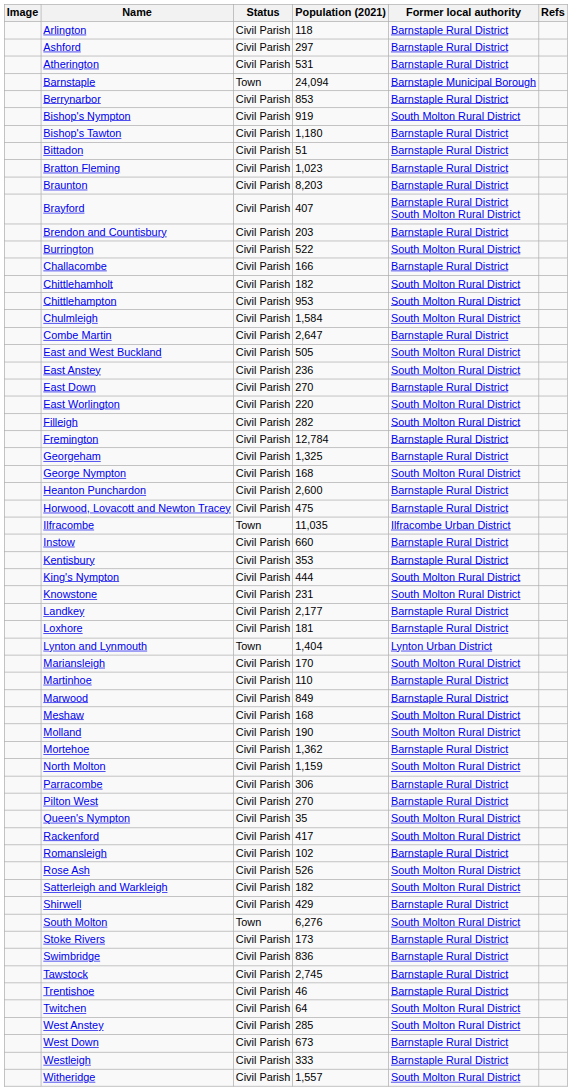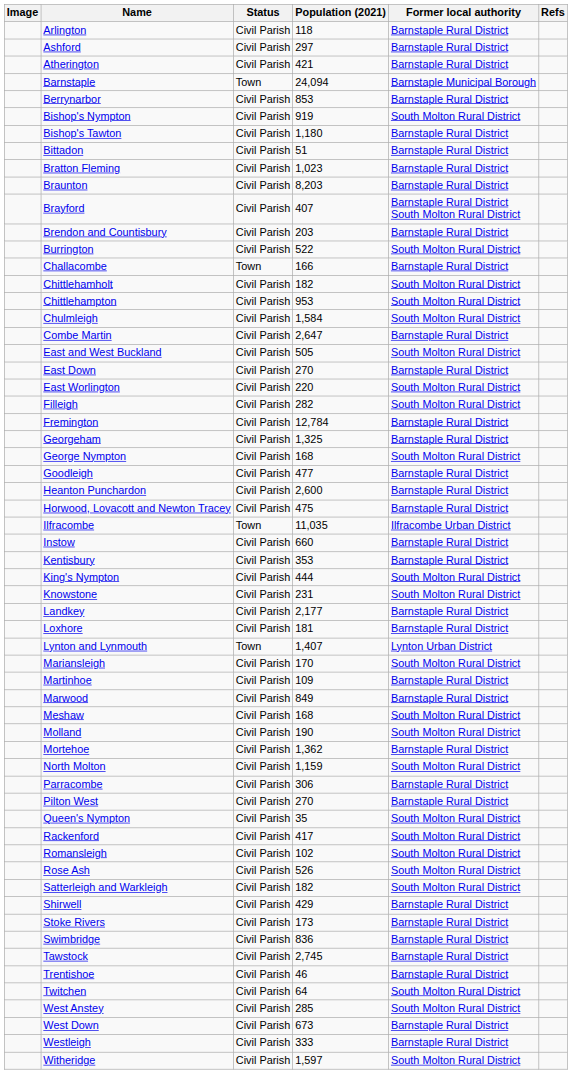(304, 64) 531 -> (304, 64) 421
(263, 266) Civil Parish -> (249, 266) Town
- row: (72, 370)
+ row: (68, 473)
(309, 646) 1,404 -> (309, 646) 1,407
(304, 681) 110 -> (304, 681) 109
(450, 853) Barnstaple Rural District -> (456, 853) South Molton Rural District
- row: (75, 922)
(309, 1077) 1,557 -> (309, 1060) 1,597
